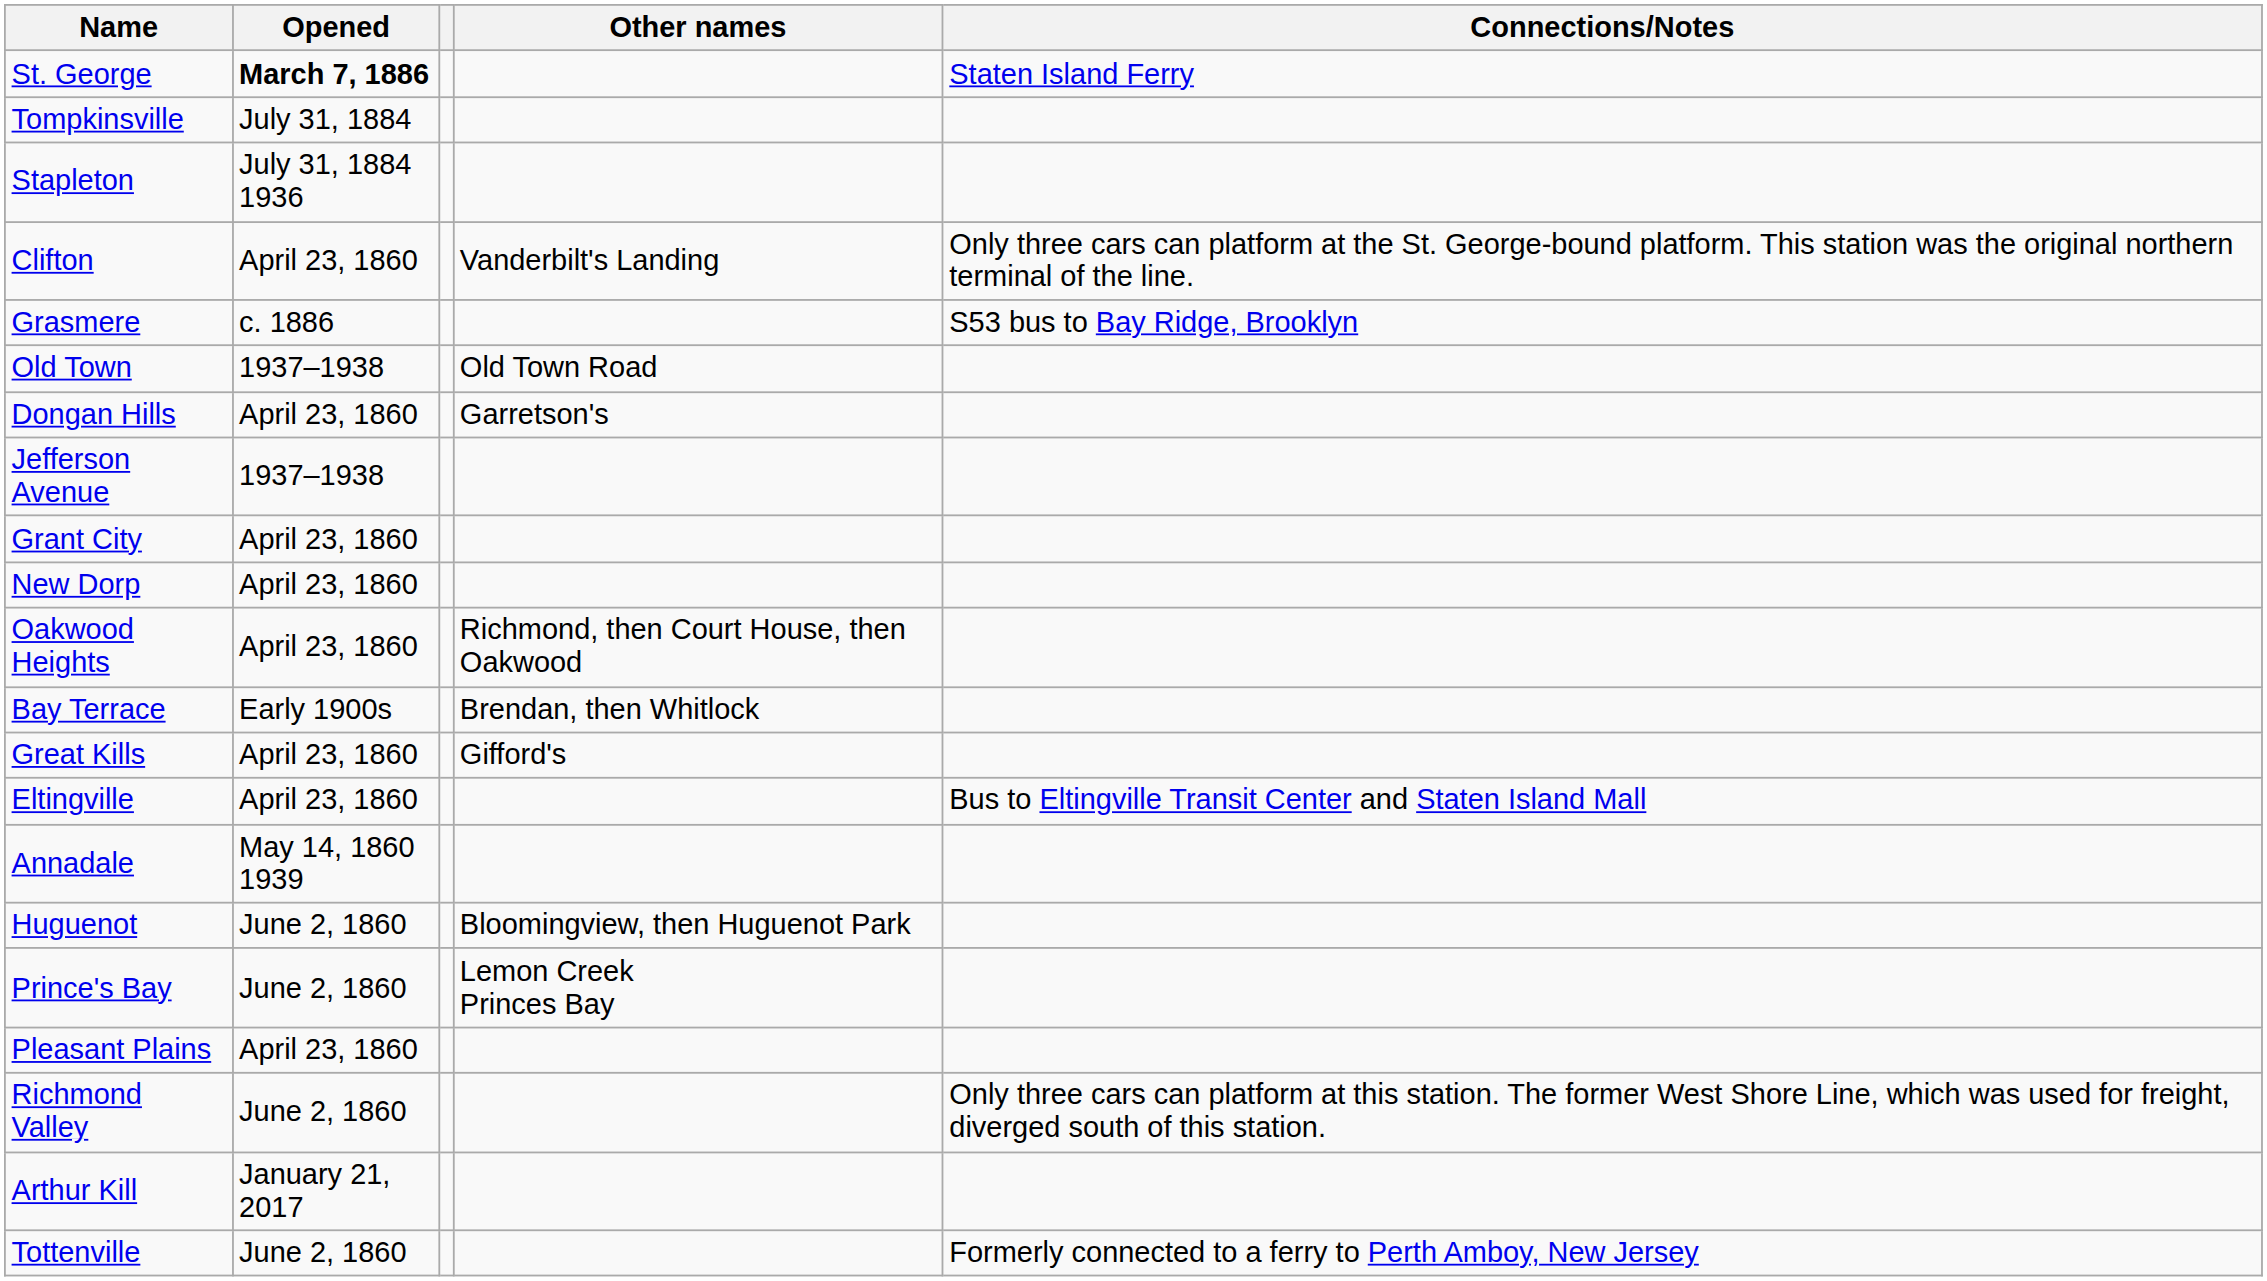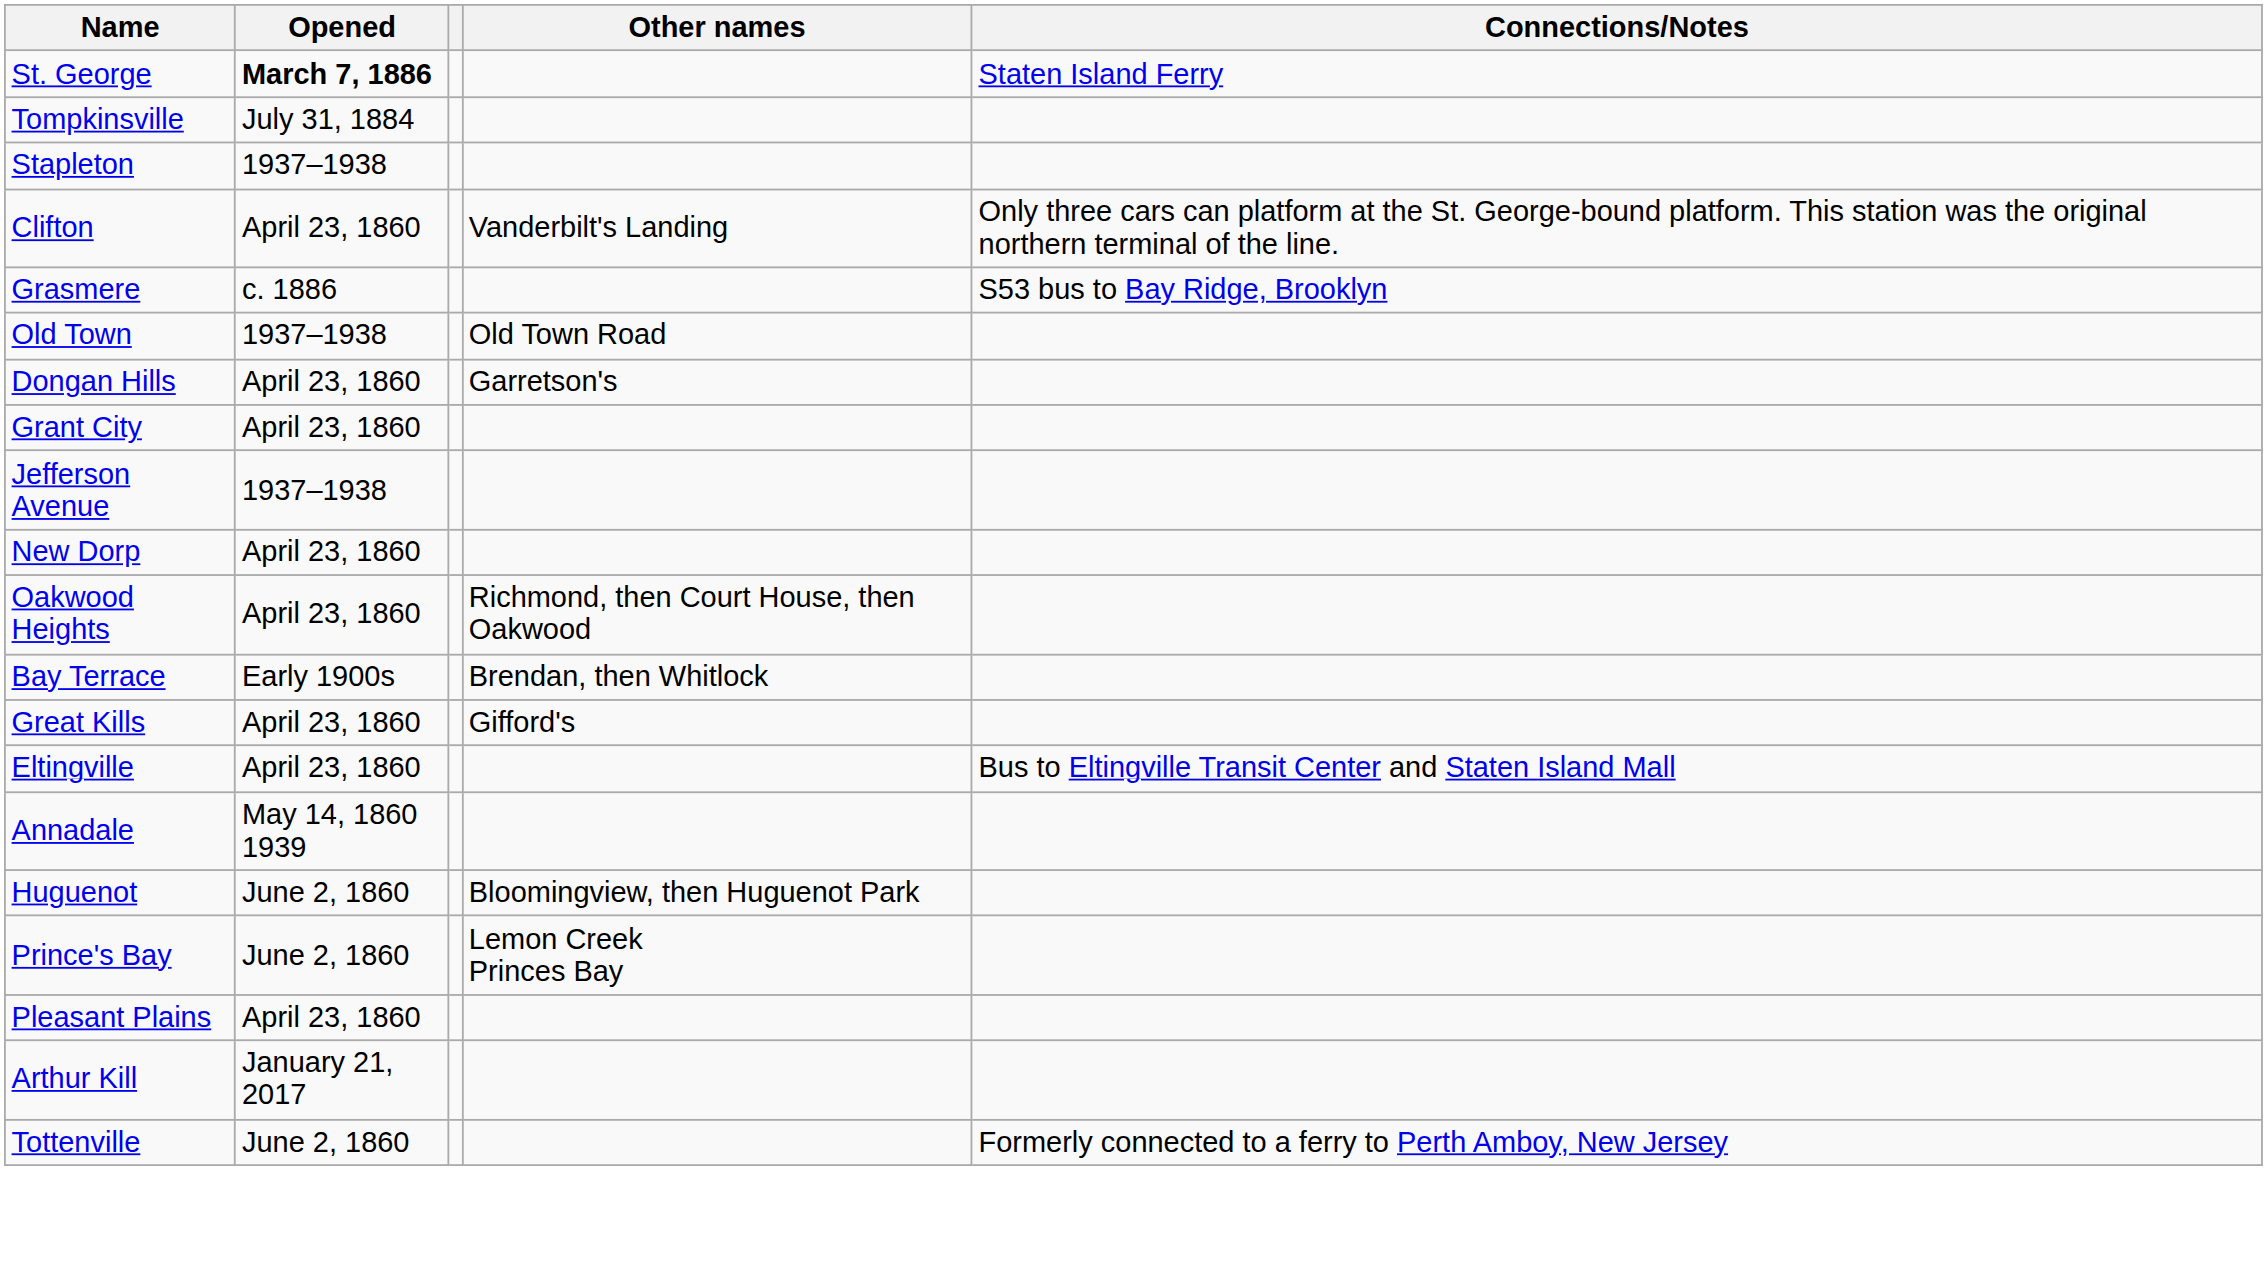(325, 181) July 31, 1884 1936 -> (314, 165) 1937–1938
rows swapped: (71, 476) <-> (77, 538)
- row: (77, 1111)
